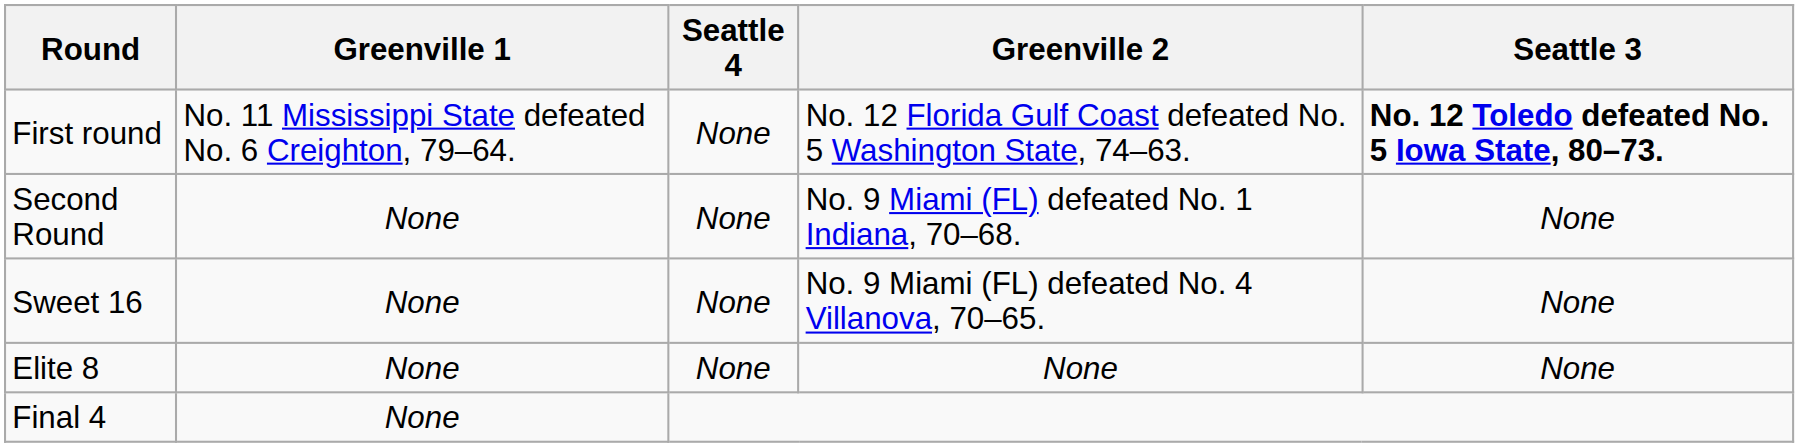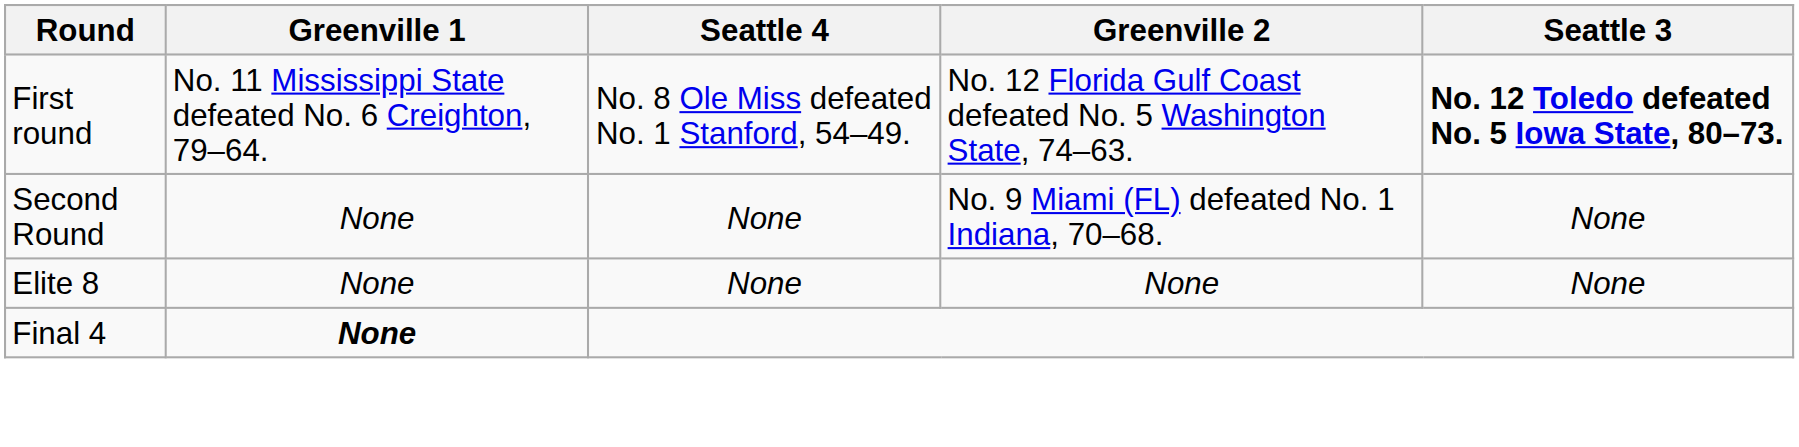(733, 132) None -> (764, 115) No. 8 Ole Miss defeated No. 1 Stanford, 54–49.
- row: (78, 301)
(422, 418) normal -> (377, 333) bold
